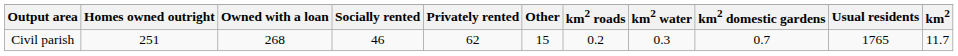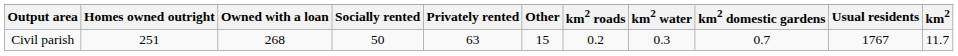(378, 40) 46 -> (378, 40) 50
(473, 40) 62 -> (473, 40) 63
(876, 40) 1765 -> (876, 40) 1767
